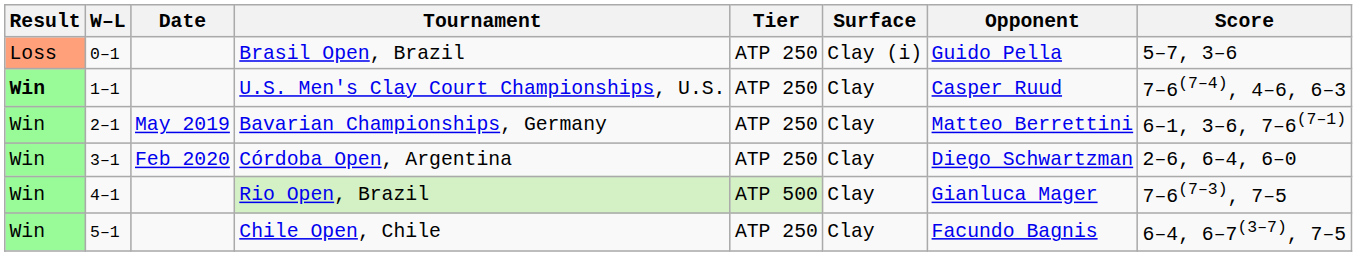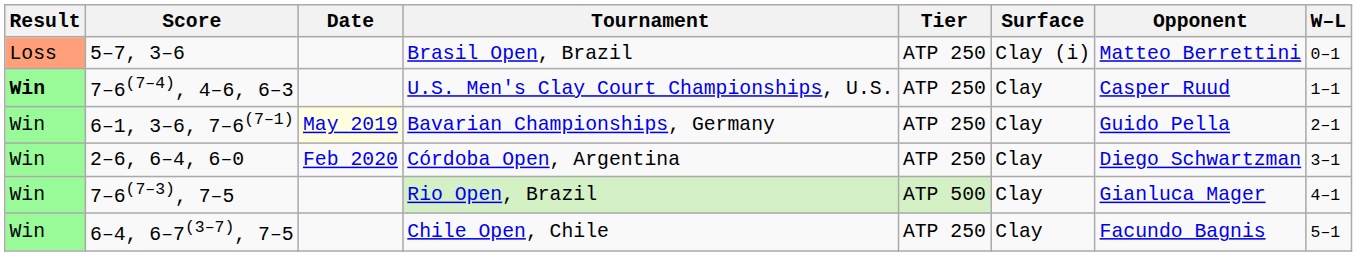columns swapped: (108, 21) <-> (1244, 21)
(997, 53) Guido Pella -> (1200, 53) Matteo Berrettini
(182, 125) no background -> (350, 125) lightyellow background
(1032, 125) Matteo Berrettini -> (1165, 125) Guido Pella
